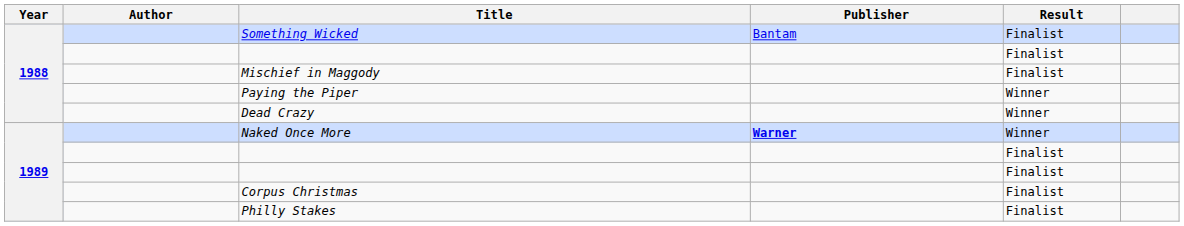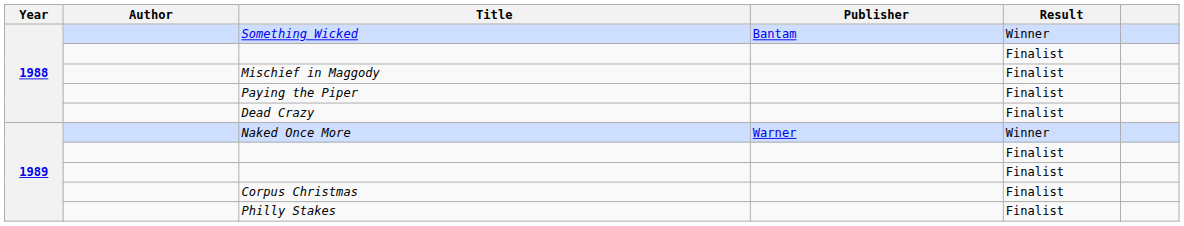(1035, 34) Finalist -> (1028, 34) Winner
(1028, 93) Winner -> (1035, 93) Finalist
(1028, 113) Winner -> (1035, 113) Finalist
(775, 133) bold -> (775, 133) normal
